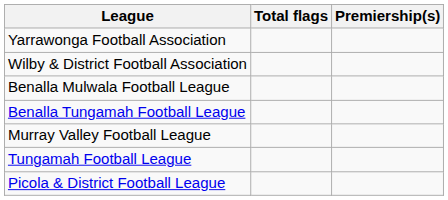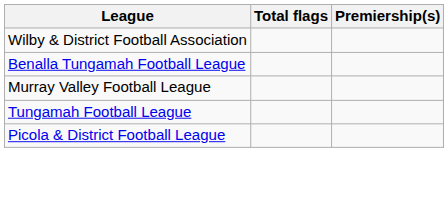- row: (117, 40)
- row: (119, 87)
